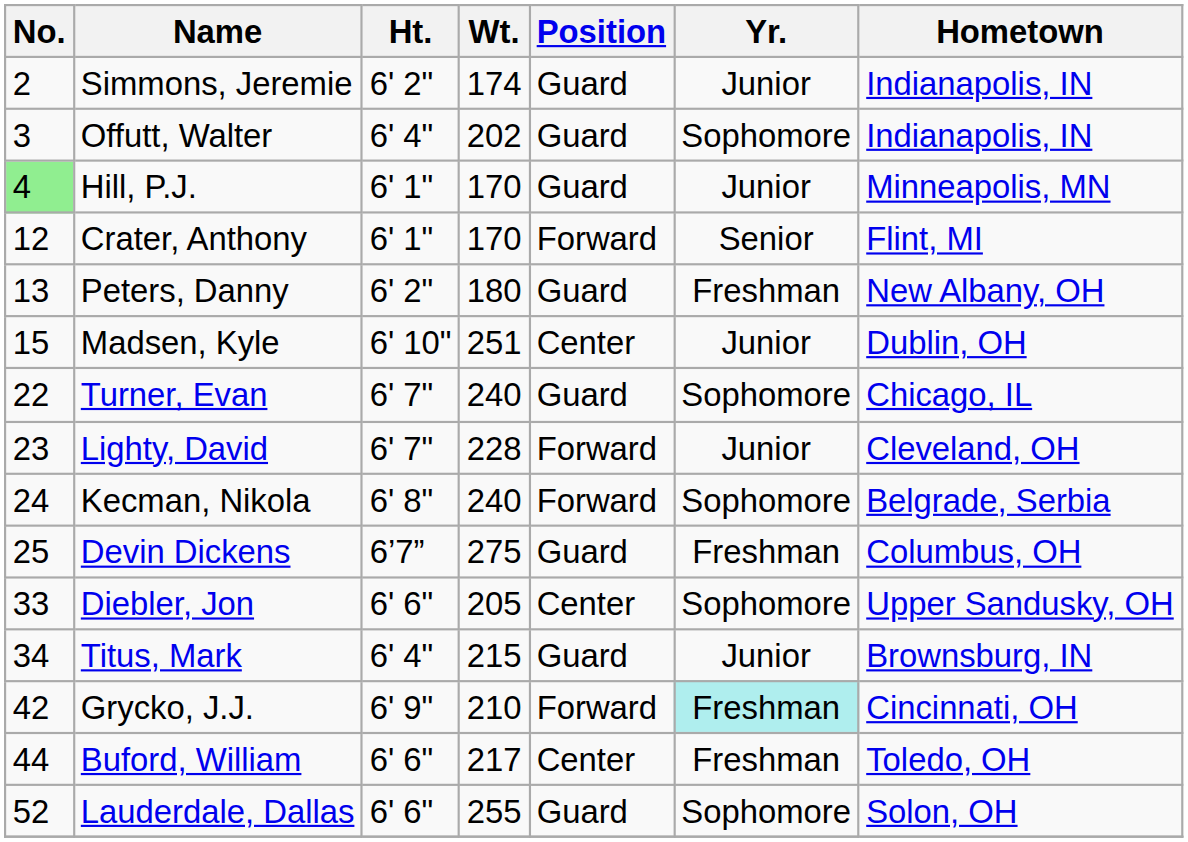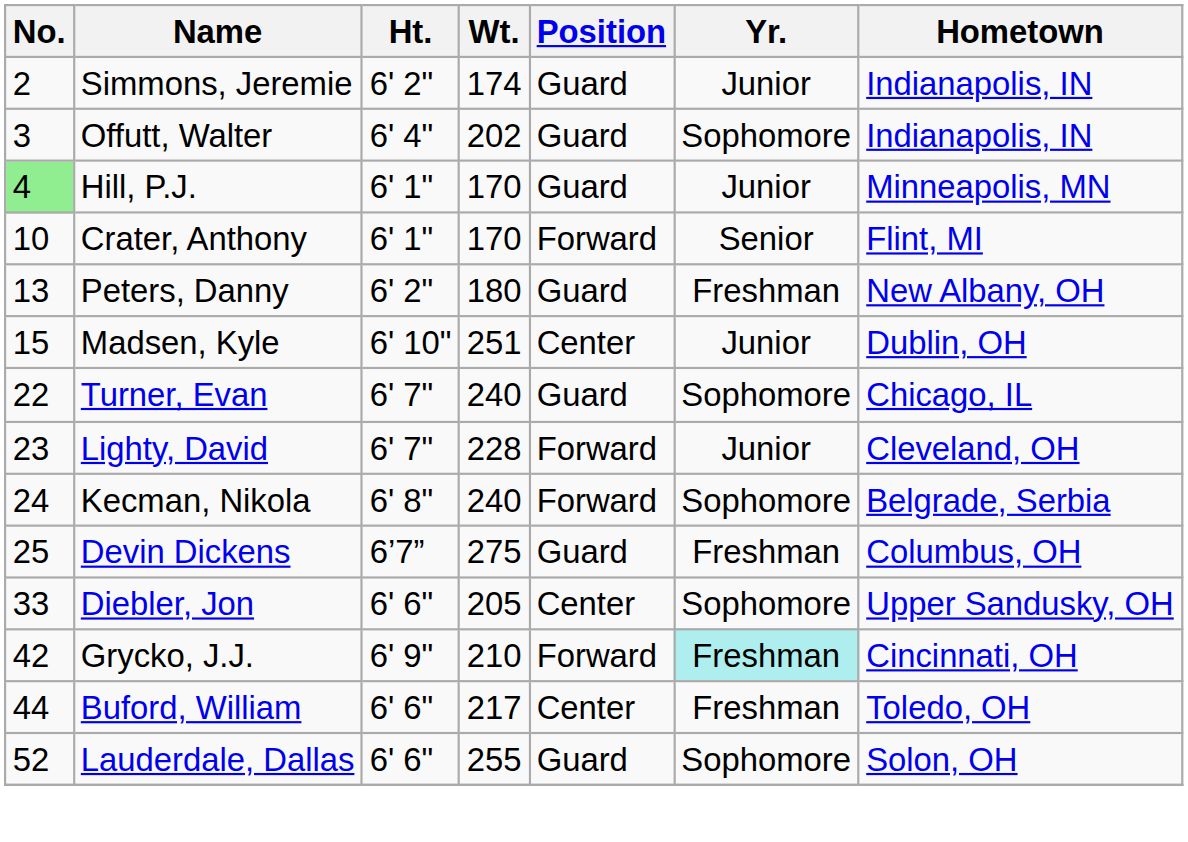(31, 239) 12 -> (31, 239) 10
- row: (161, 655)
